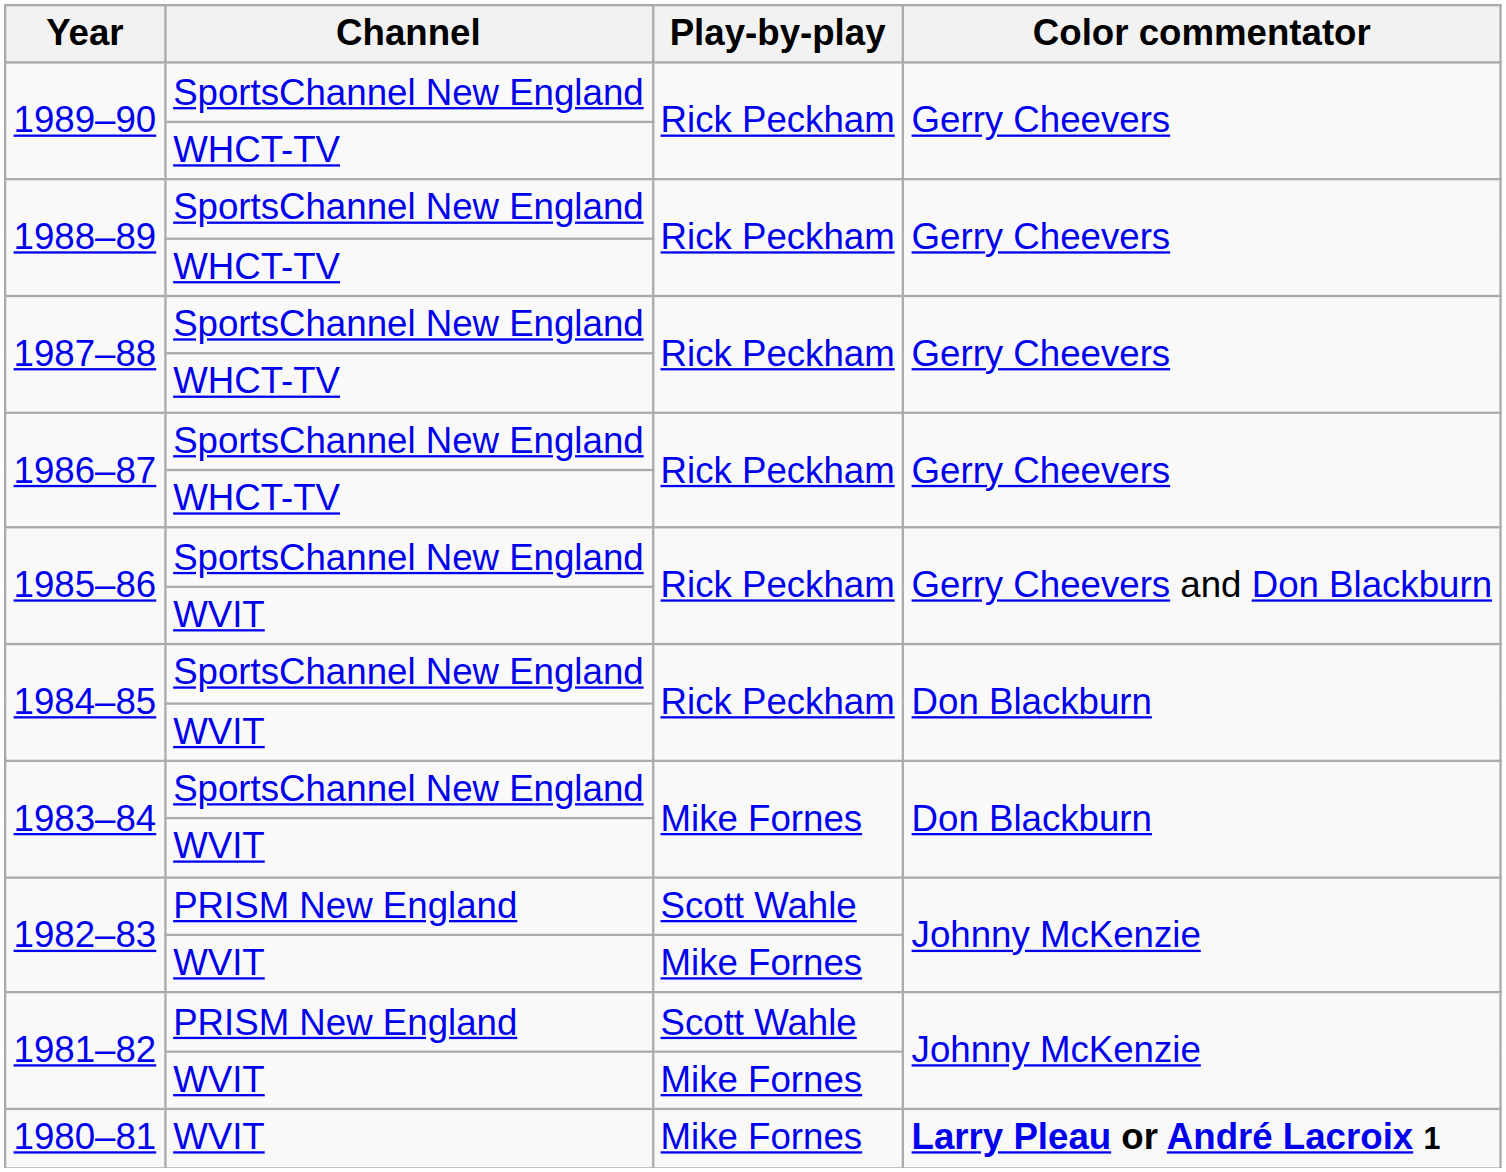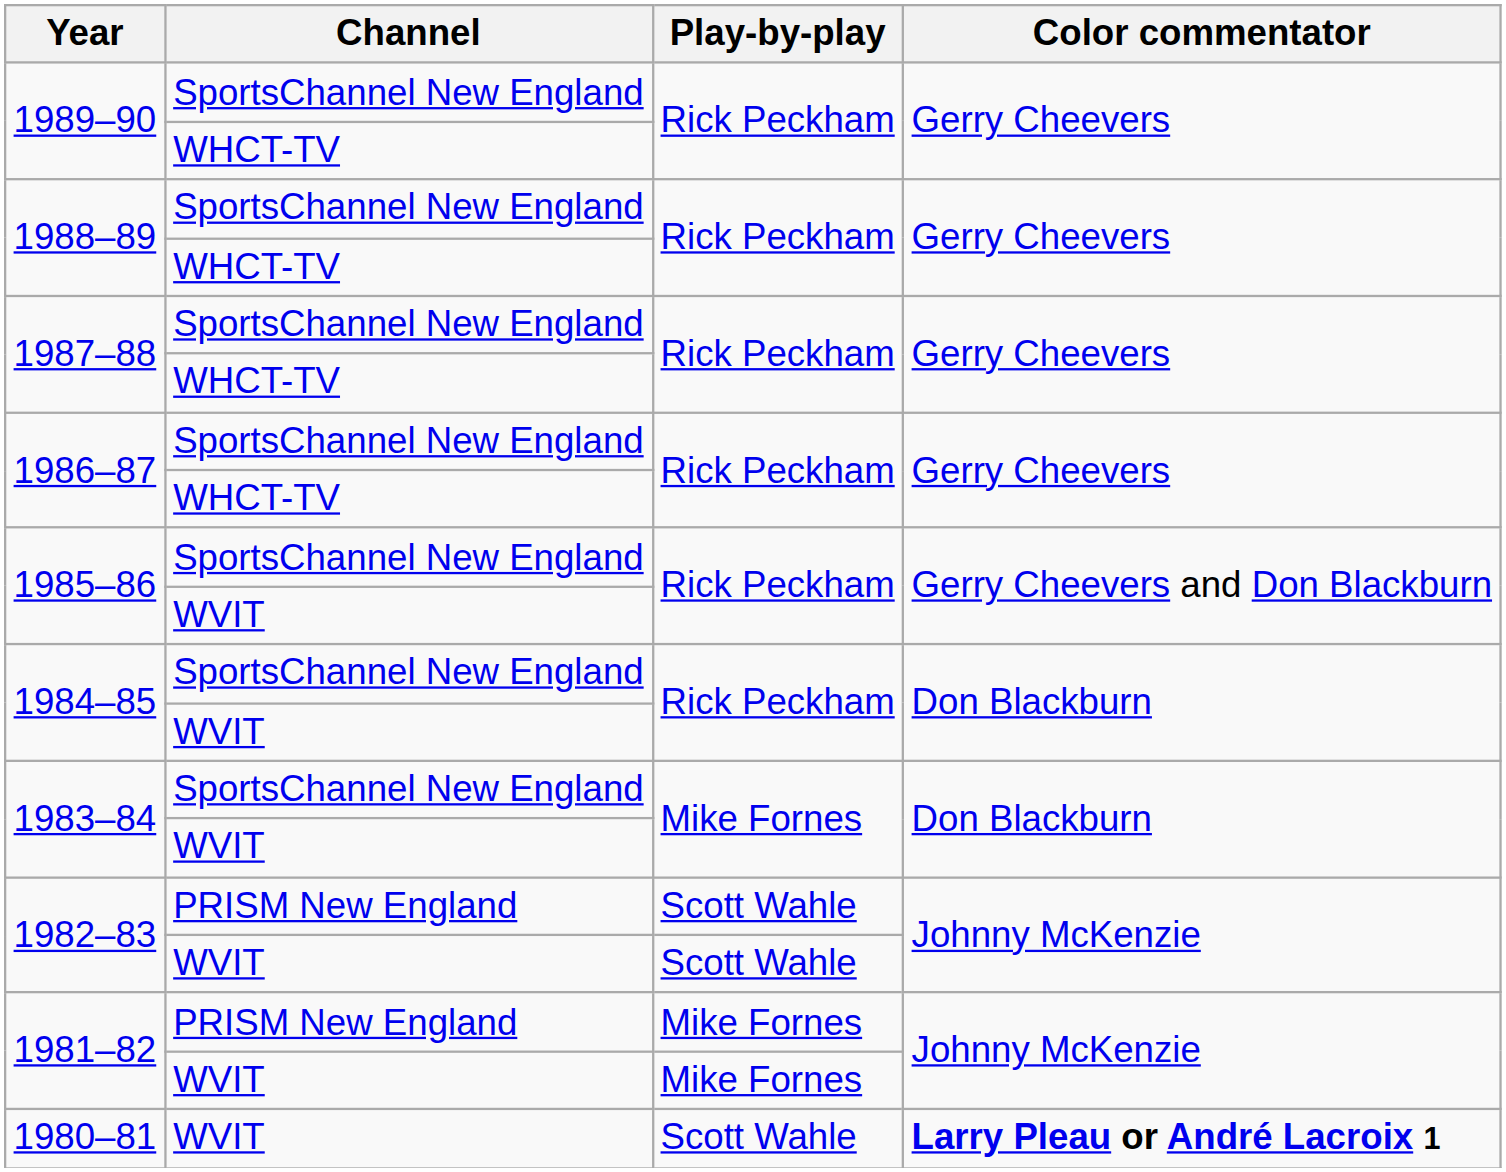(761, 963) Mike Fornes -> (759, 963) Scott Wahle
(759, 1021) Scott Wahle -> (761, 1021) Mike Fornes
(761, 1137) Mike Fornes -> (759, 1137) Scott Wahle
